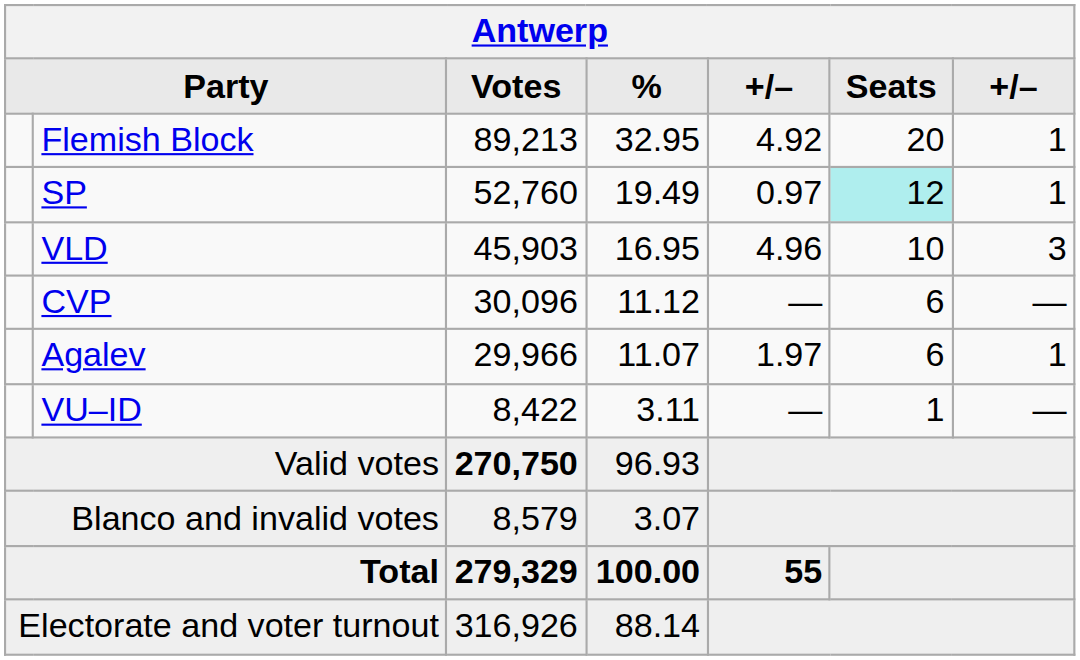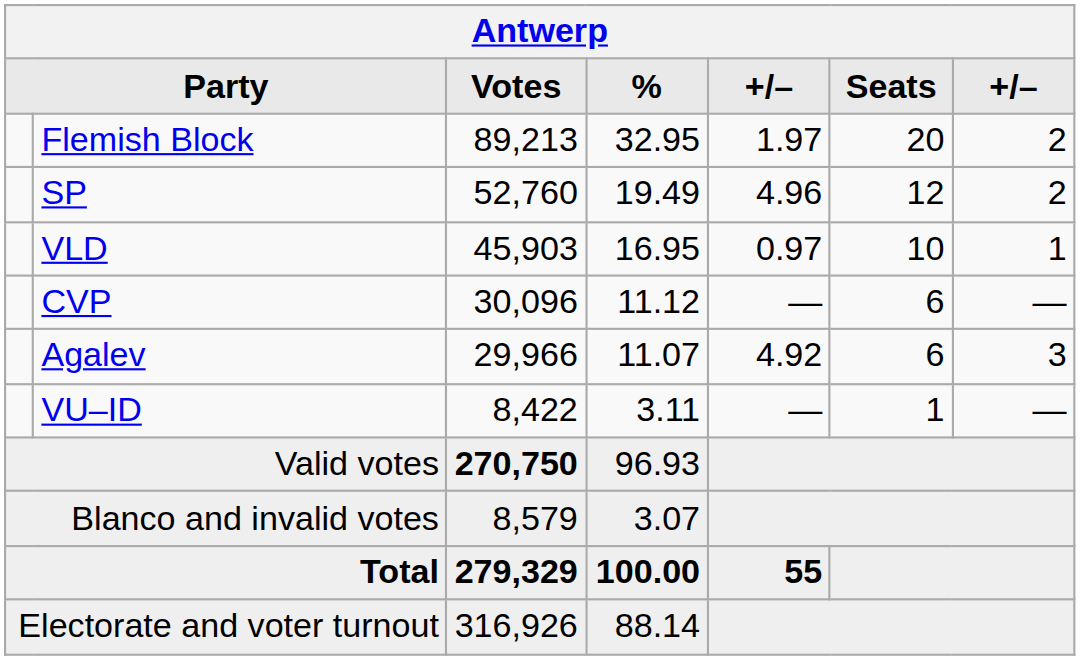(789, 139) 4.92 -> (789, 139) 1.97
(1057, 139) 1 -> (1057, 139) 2
(789, 193) 0.97 -> (789, 193) 4.96
(926, 193) paleturquoise background -> (926, 193) no background
(1057, 193) 1 -> (1057, 193) 2
(789, 247) 4.96 -> (789, 247) 0.97
(1057, 247) 3 -> (1057, 247) 1
(789, 355) 1.97 -> (789, 355) 4.92
(1057, 355) 1 -> (1057, 355) 3
